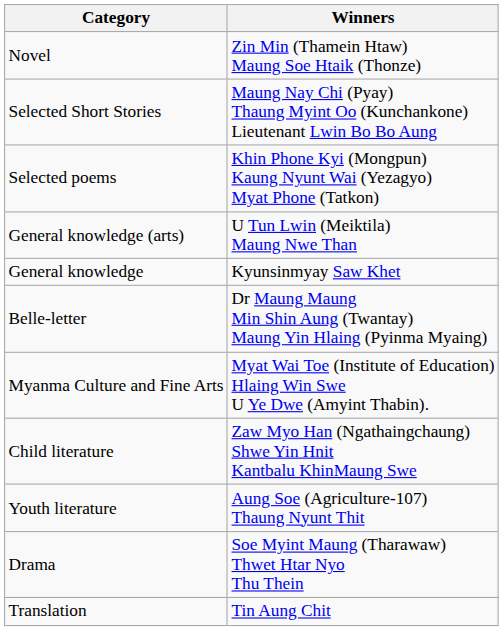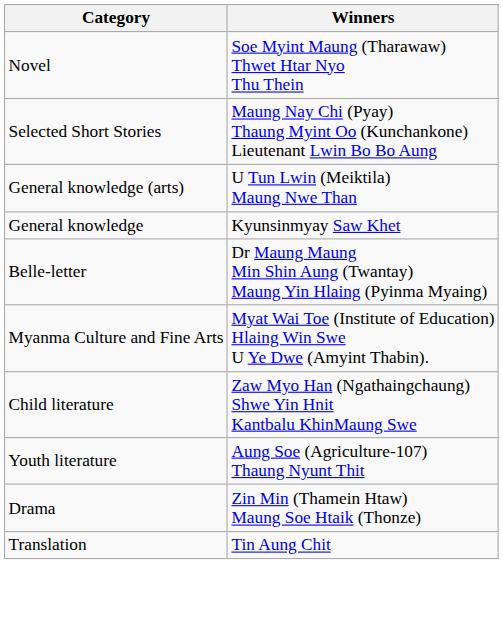(326, 55) Zin Min (Thamein Htaw) Maung Soe Htaik (Thonze) -> (339, 65) Soe Myint Maung (Tharawaw) Thwet Htar Nyo Thu Thein
- row: (63, 178)
(339, 564) Soe Myint Maung (Tharawaw) Thwet Htar Nyo Thu Thein -> (326, 507) Zin Min (Thamein Htaw) Maung Soe Htaik (Thonze)
